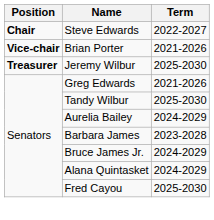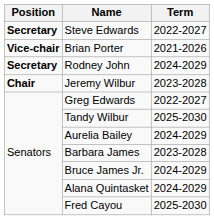(21, 30) Chair -> (32, 30) Secretary
+ row: (97, 65)
(32, 65) Treasurer -> (21, 83) Chair
(180, 65) 2025-2030 -> (180, 83) 2023-2028
(180, 83) 2021-2026 -> (180, 100) 2022-2027
